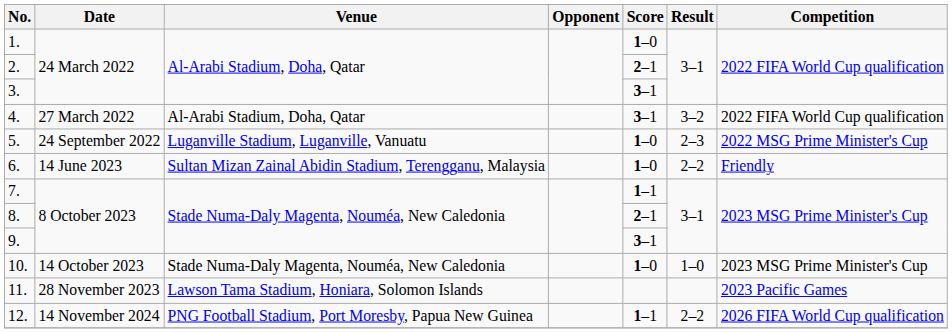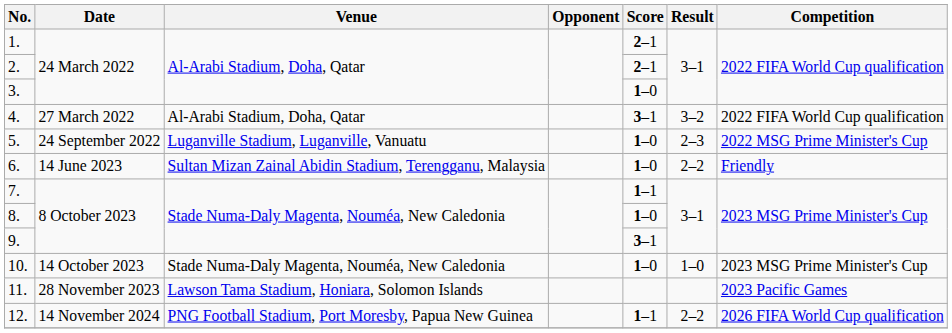(645, 41) 1–0 -> (645, 41) 2–1
(645, 91) 3–1 -> (645, 91) 1–0
(645, 215) 2–1 -> (645, 215) 1–0
